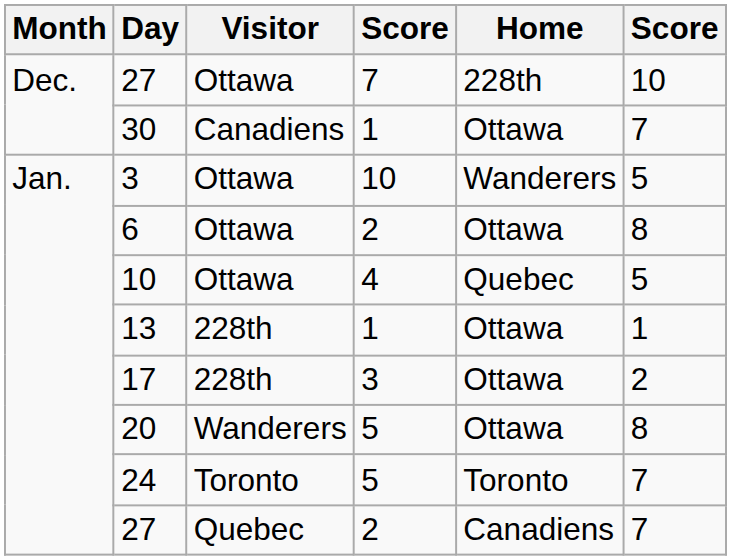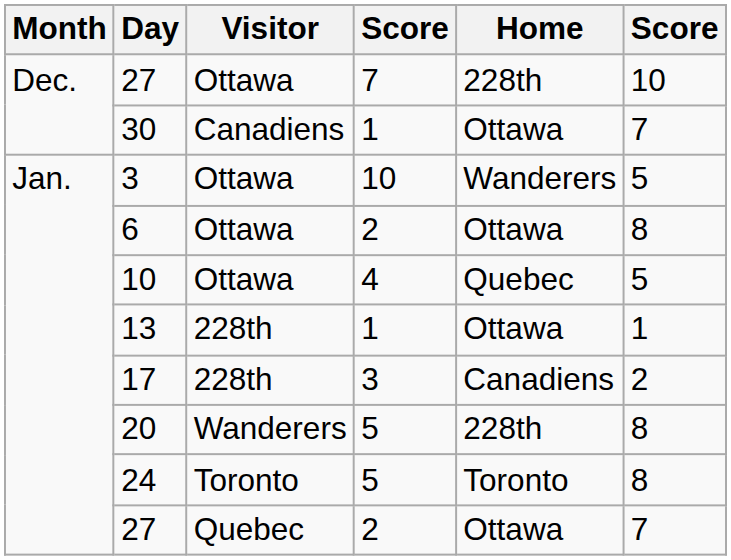(513, 379) Ottawa -> (539, 379) Canadiens
(513, 429) Ottawa -> (503, 429) 228th
(640, 479) 7 -> (640, 479) 8
(539, 529) Canadiens -> (513, 529) Ottawa
